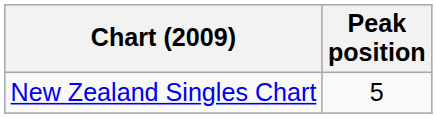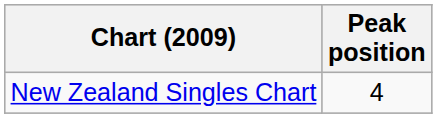(377, 92) 5 -> (377, 92) 4
